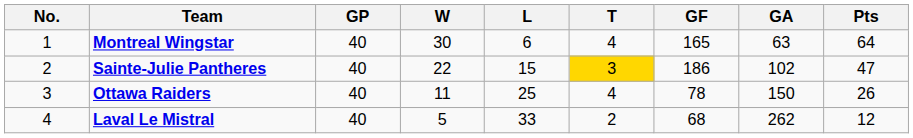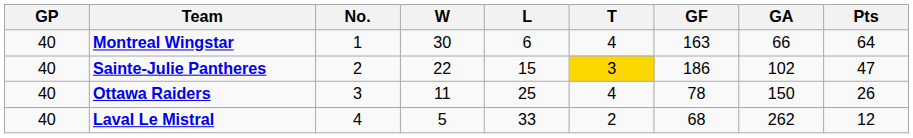columns swapped: (47, 17) <-> (358, 17)
(697, 42) 165 -> (697, 42) 163
(781, 42) 63 -> (781, 42) 66
